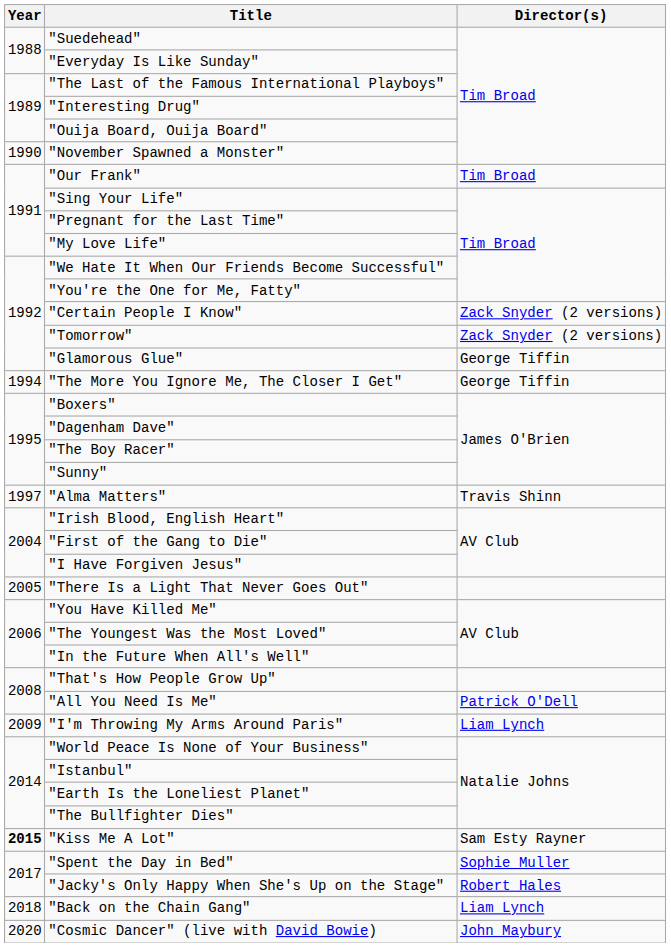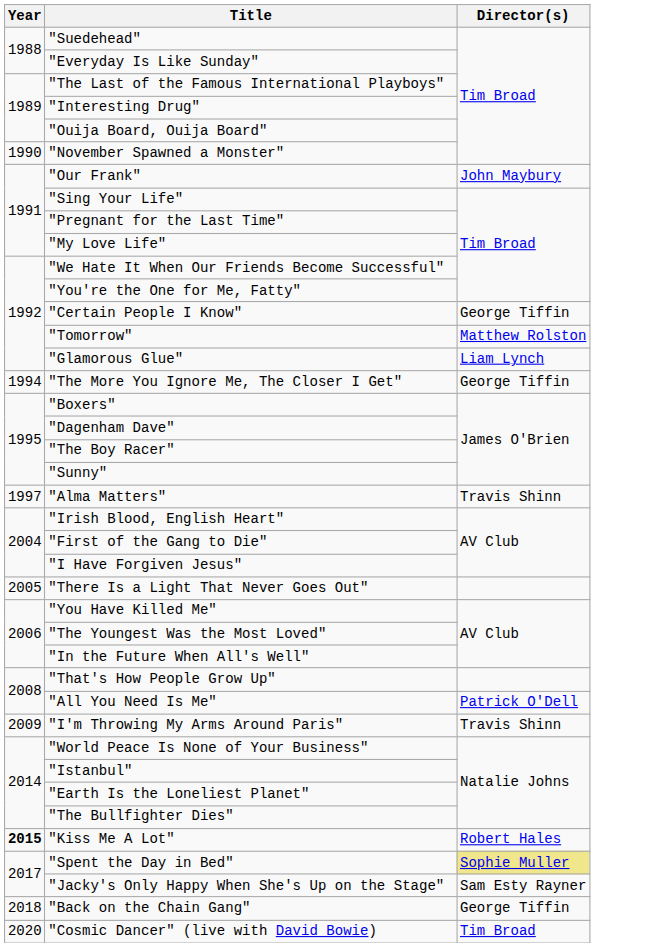(498, 176) Tim Broad -> (511, 176) John Maybury
(561, 313) Zack Snyder (2 versions) -> (515, 313) George Tiffin
(561, 336) Zack Snyder (2 versions) -> (523, 336) Matthew Rolston
(515, 359) George Tiffin -> (502, 359) Liam Lynch
(502, 725) Liam Lynch -> (511, 725) Travis Shinn
(523, 840) Sam Esty Rayner -> (511, 840) Robert Hales
(515, 863) no background -> (515, 863) khaki background
(511, 886) Robert Hales -> (523, 886) Sam Esty Rayner
(502, 908) Liam Lynch -> (515, 908) George Tiffin
(511, 931) John Maybury -> (498, 931) Tim Broad
